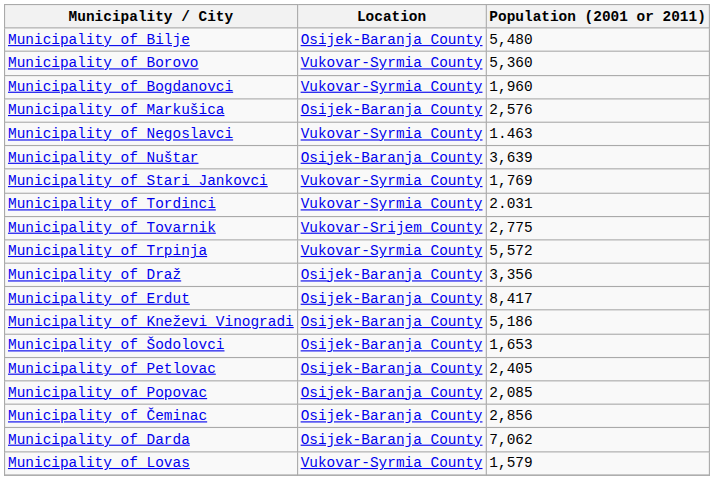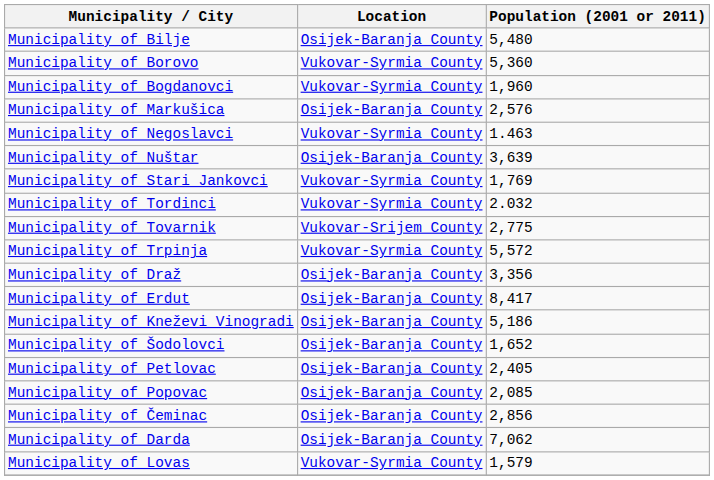(511, 204) 2.031 -> (511, 204) 2.032
(511, 346) 1,653 -> (511, 346) 1,652
